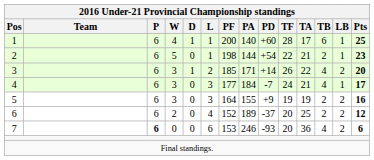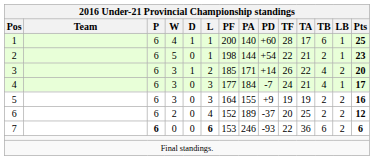(210, 129) normal -> (210, 129) bold
(288, 129) 20 -> (288, 129) 22
(324, 129) 4 -> (324, 129) 6
